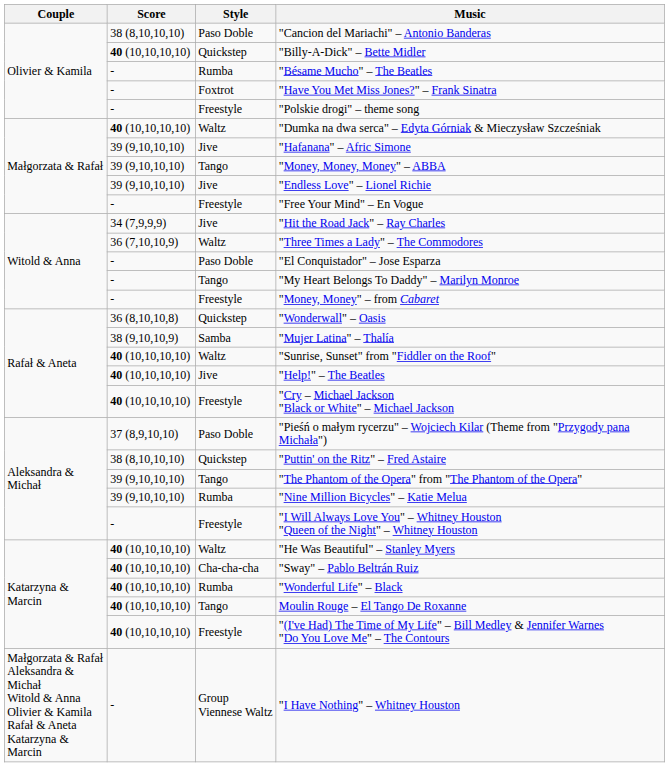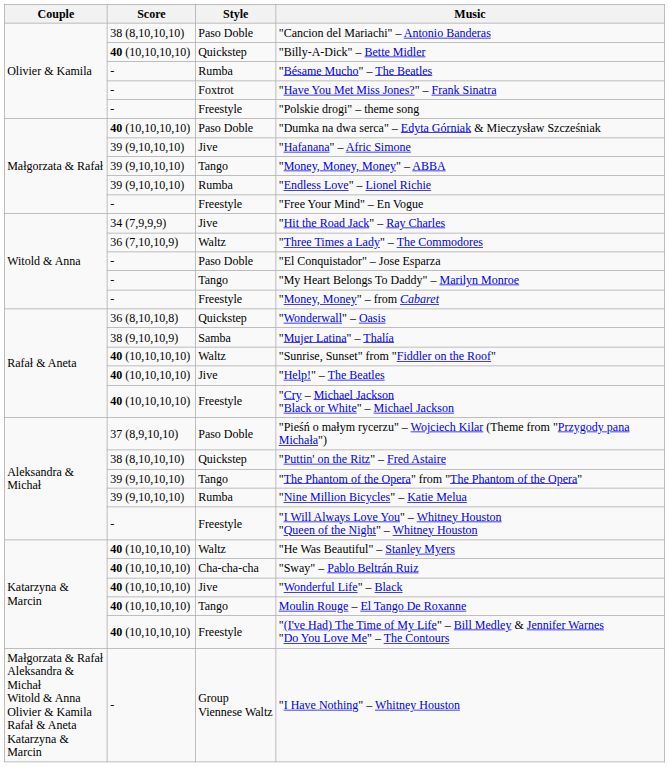(212, 128) Waltz -> (226, 128) Paso Doble
(208, 185) Jive -> (216, 185) Rumba
(216, 587) Rumba -> (208, 587) Jive
